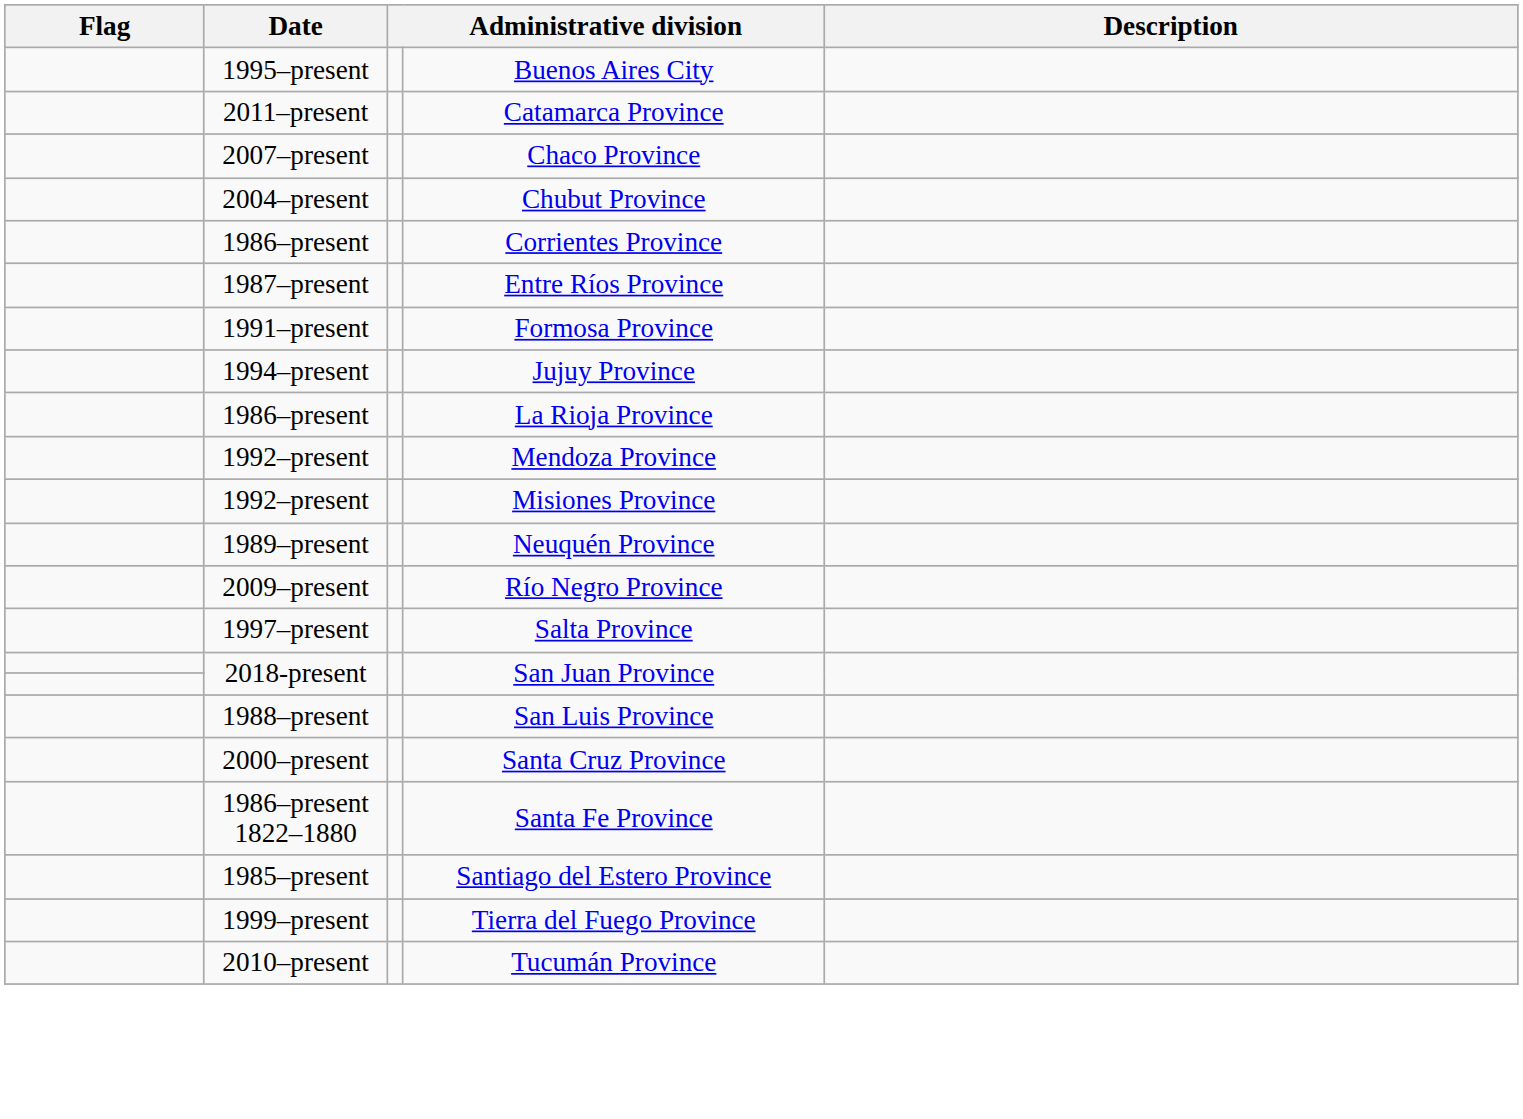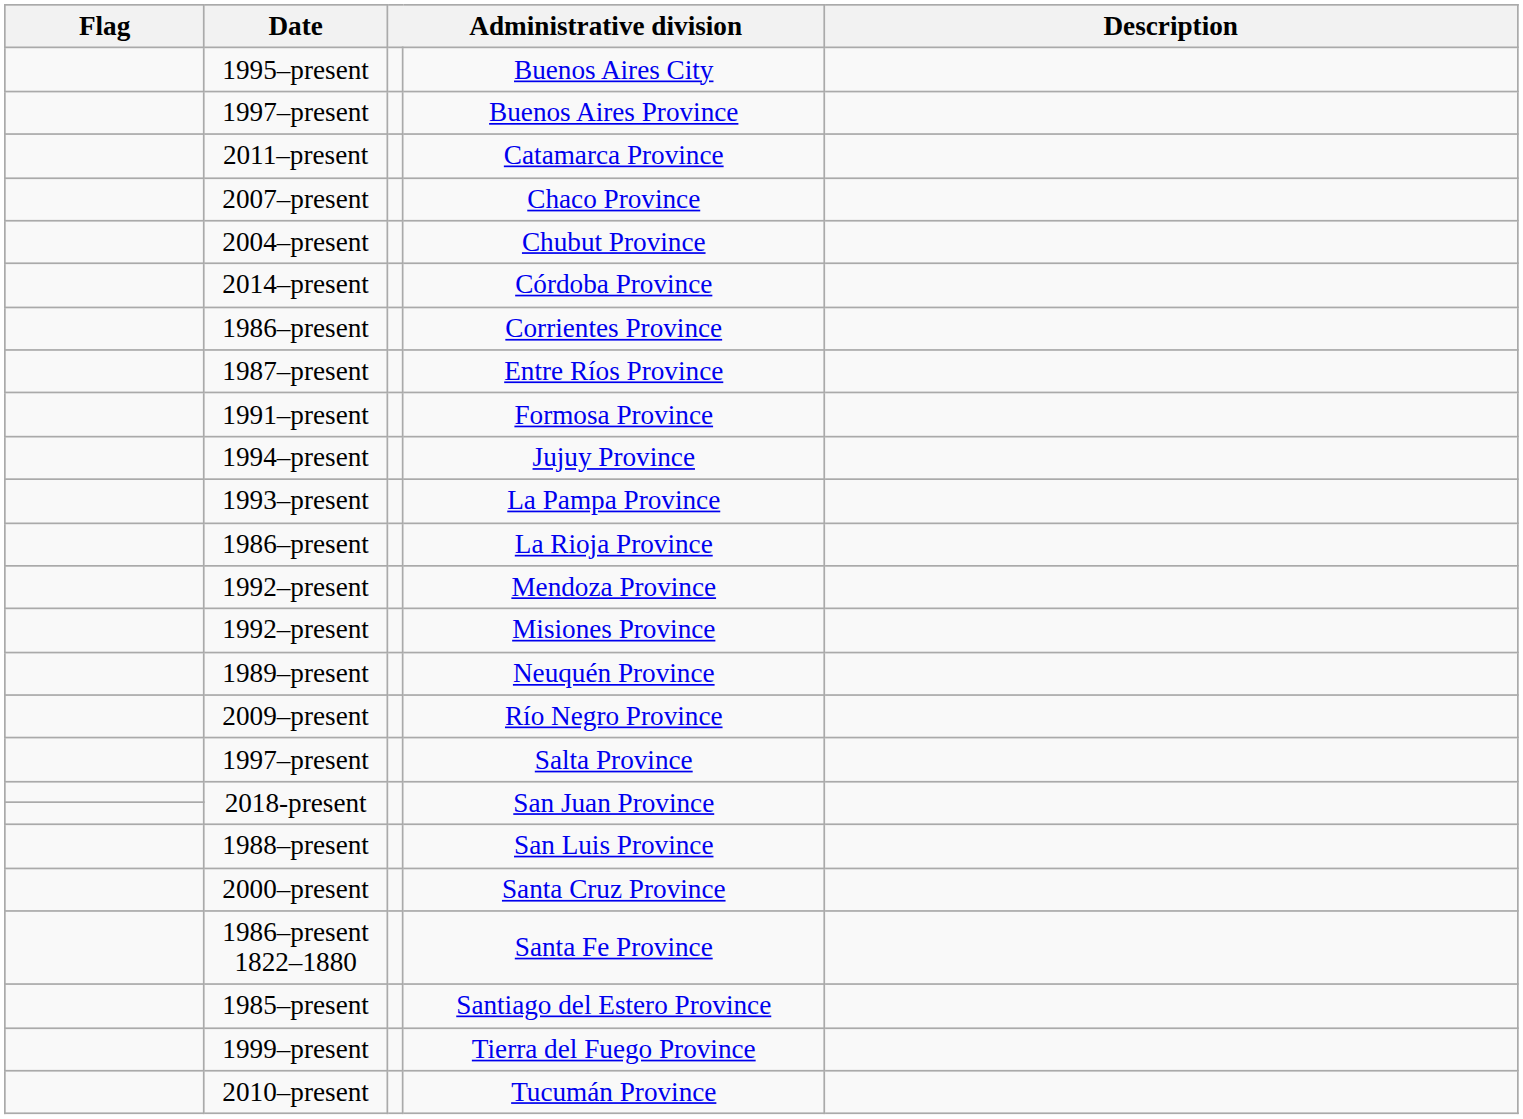+ row: (296, 112)
+ row: (296, 284)
+ row: (296, 500)
